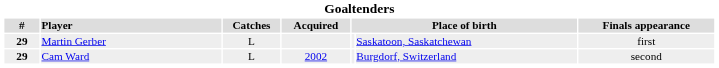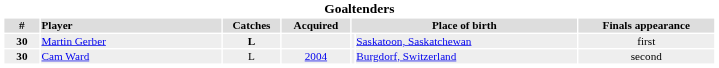(22, 41) 29 -> (22, 41) 30
(251, 41) normal -> (251, 41) bold
(22, 56) 29 -> (22, 56) 30
(316, 56) 2002 -> (316, 56) 2004
